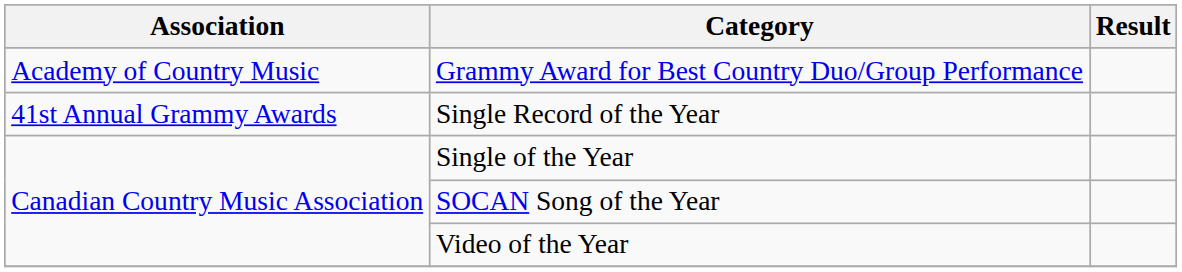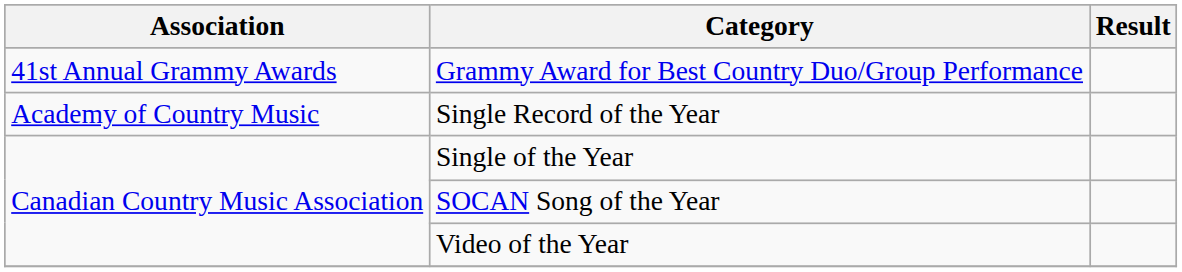(165, 69) Academy of Country Music -> (174, 69) 41st Annual Grammy Awards
(174, 113) 41st Annual Grammy Awards -> (165, 113) Academy of Country Music
